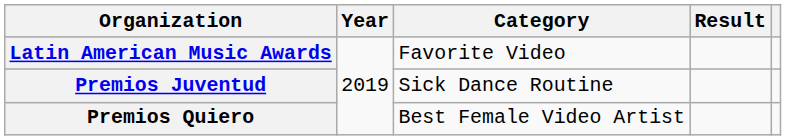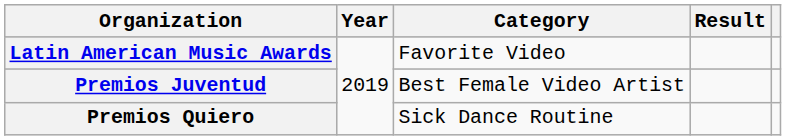(506, 86) Sick Dance Routine -> (542, 86) Best Female Video Artist
(542, 118) Best Female Video Artist -> (506, 118) Sick Dance Routine
